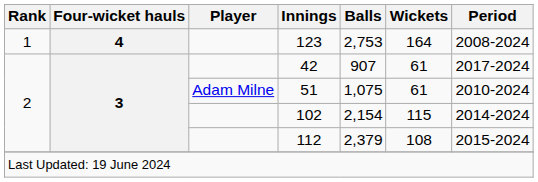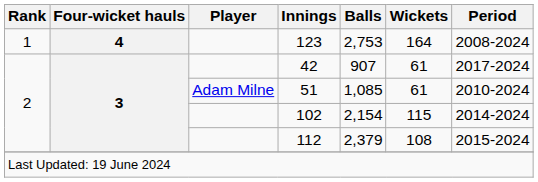(363, 90) 1,075 -> (363, 90) 1,085
